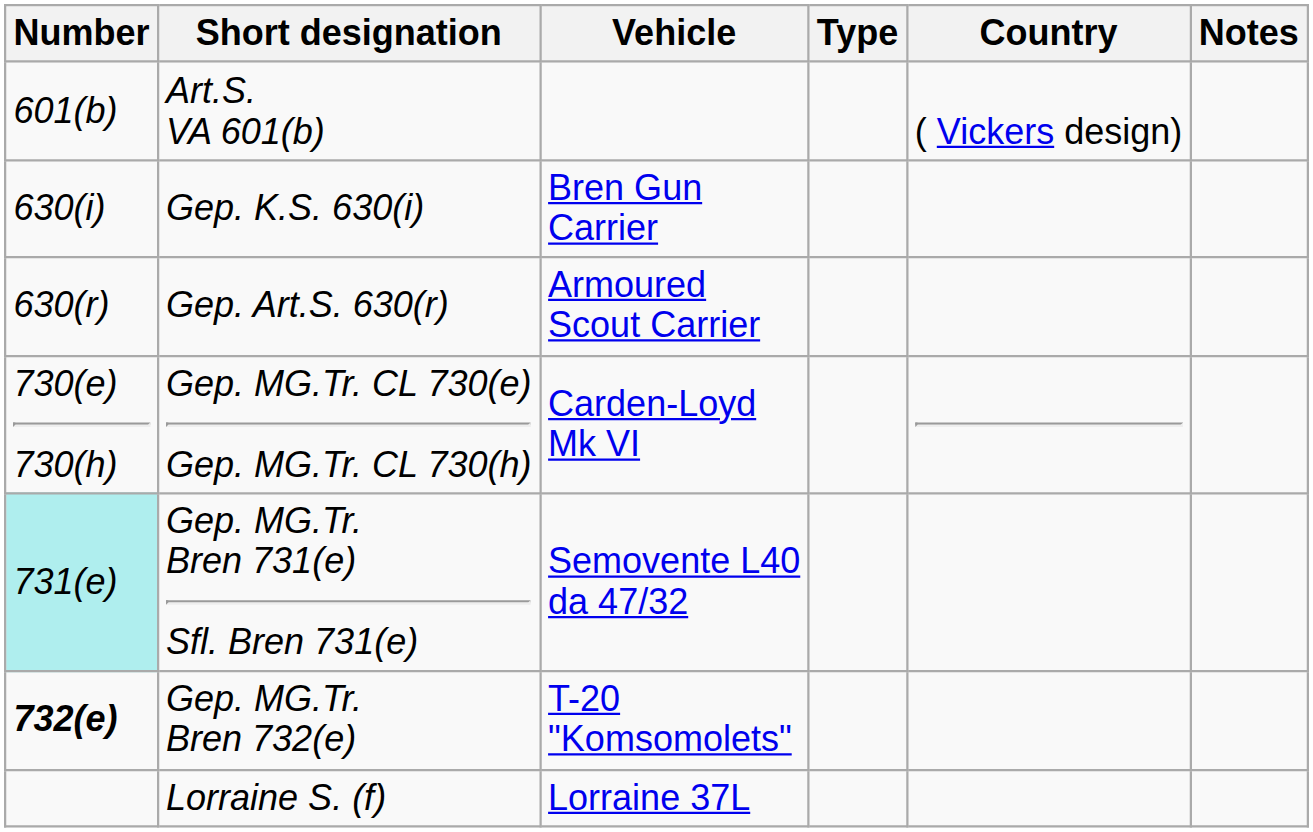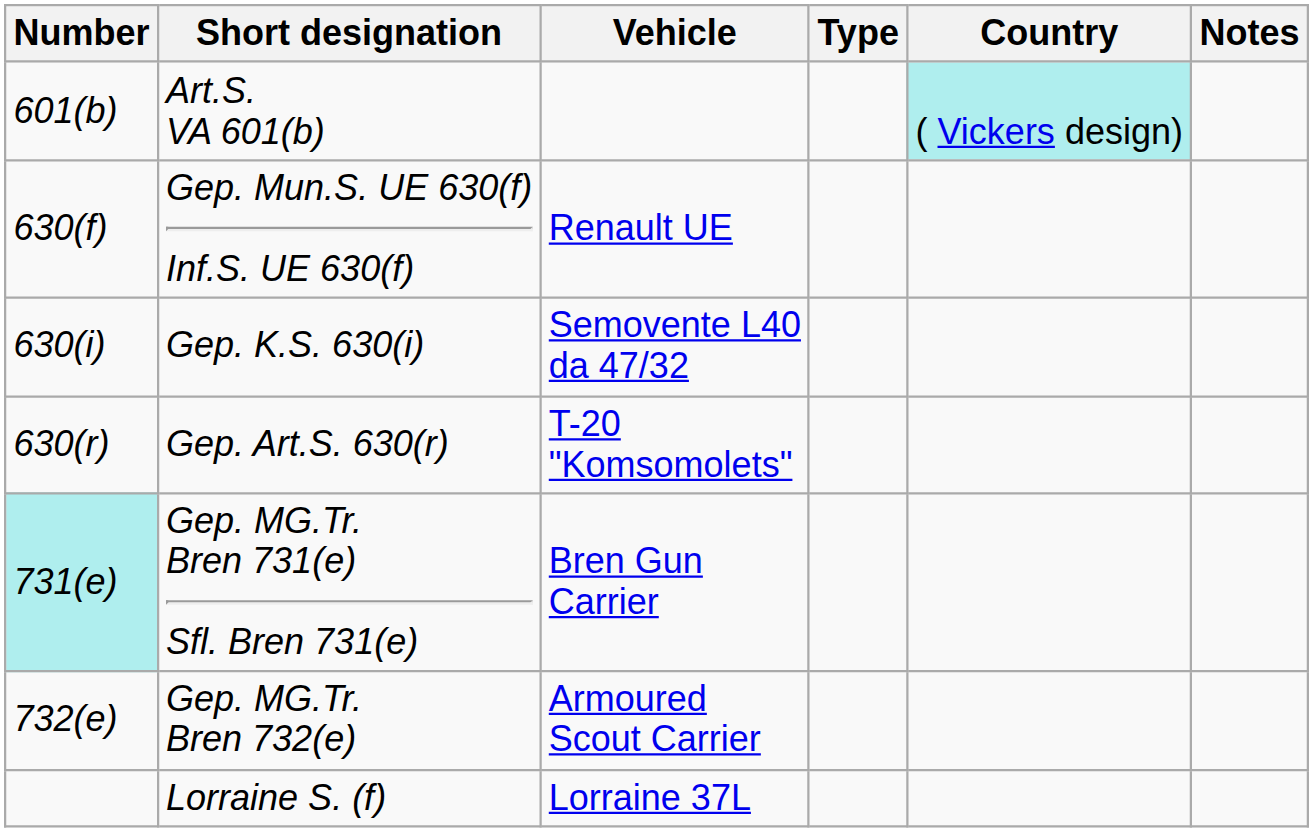(1049, 130) no background -> (1049, 130) paleturquoise background
+ row: (349, 228)
(625, 207) Bren Gun Carrier -> (675, 346) Semovente L40 da 47/32
(654, 305) Armoured Scout Carrier -> (671, 443) T-20 "Komsomolets"
- row: (349, 423)
(674, 581) Semovente L40 da 47/32 -> (626, 581) Bren Gun Carrier
(65, 719) bold -> (65, 719) normal
(670, 719) T-20 "Komsomolets" -> (655, 719) Armoured Scout Carrier
